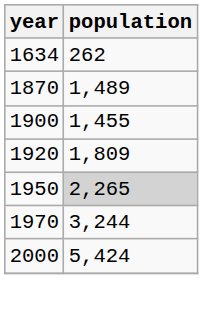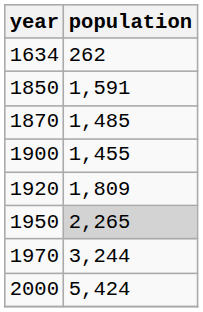+ row: (34, 88)
(100, 88) 1,489 -> (100, 122) 1,485
